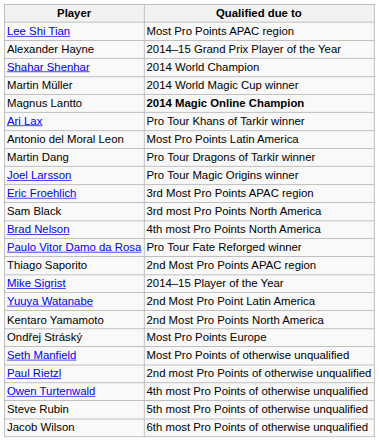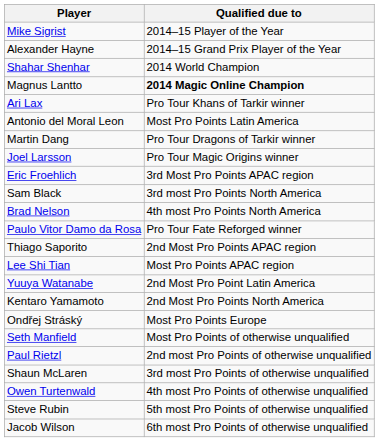rows swapped: (36, 283) <-> (39, 31)
- row: (40, 85)
+ row: (47, 373)
